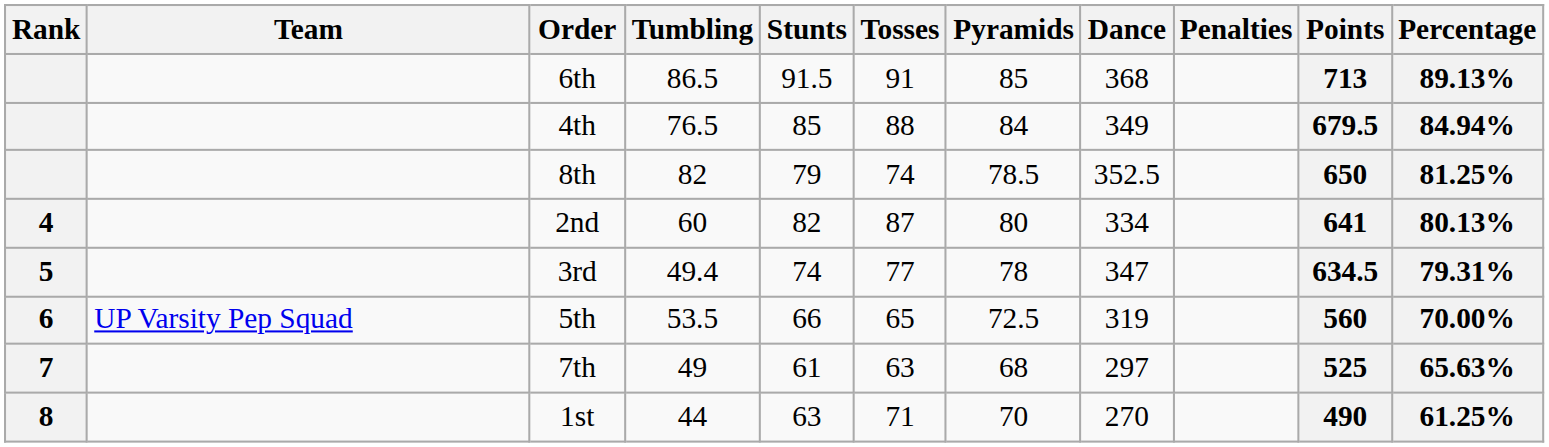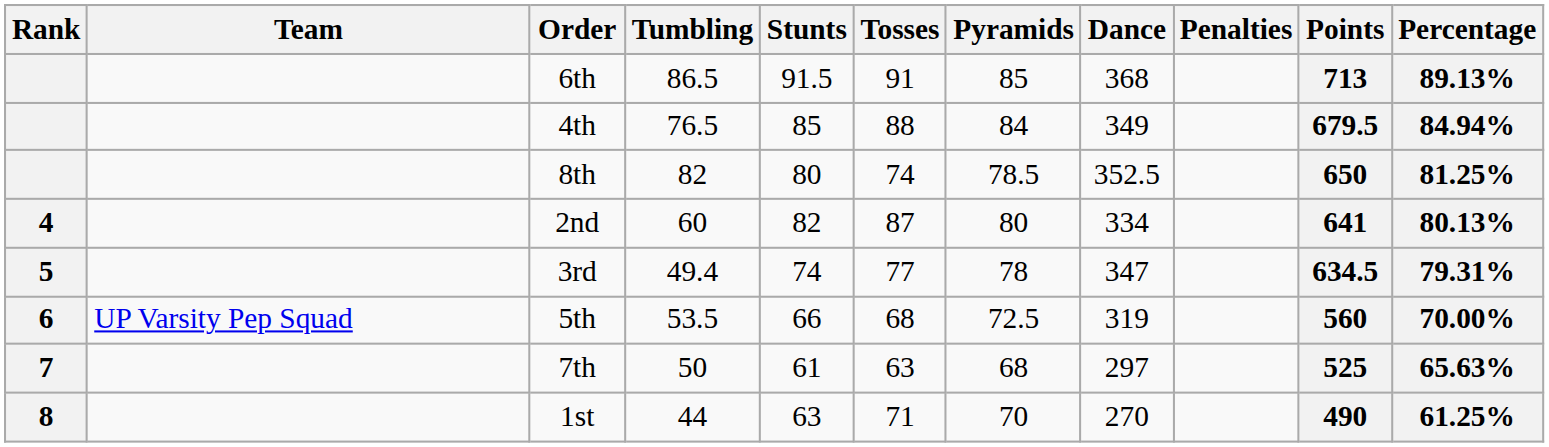(807, 174) 79 -> (807, 174) 80
(900, 319) 65 -> (900, 319) 68
(692, 368) 49 -> (692, 368) 50
